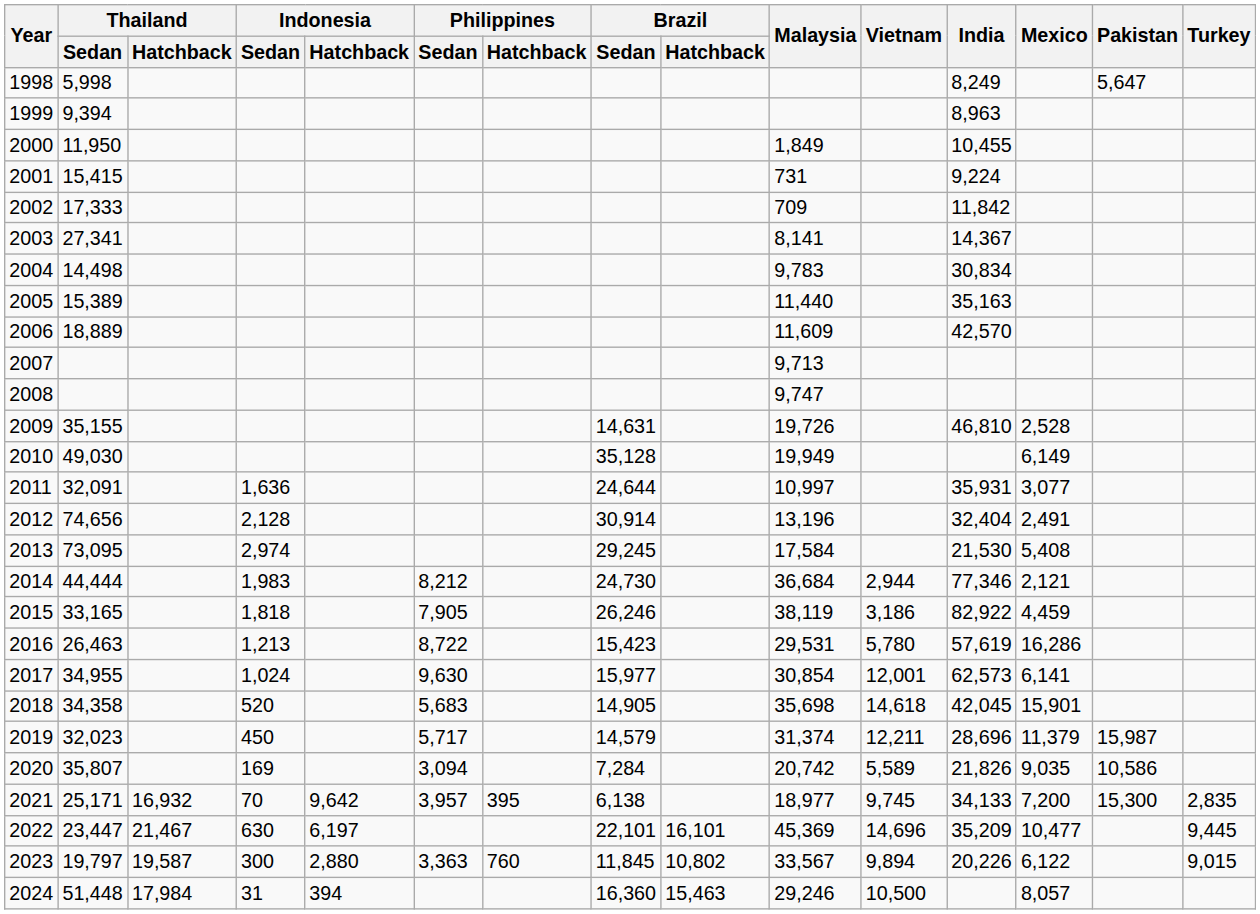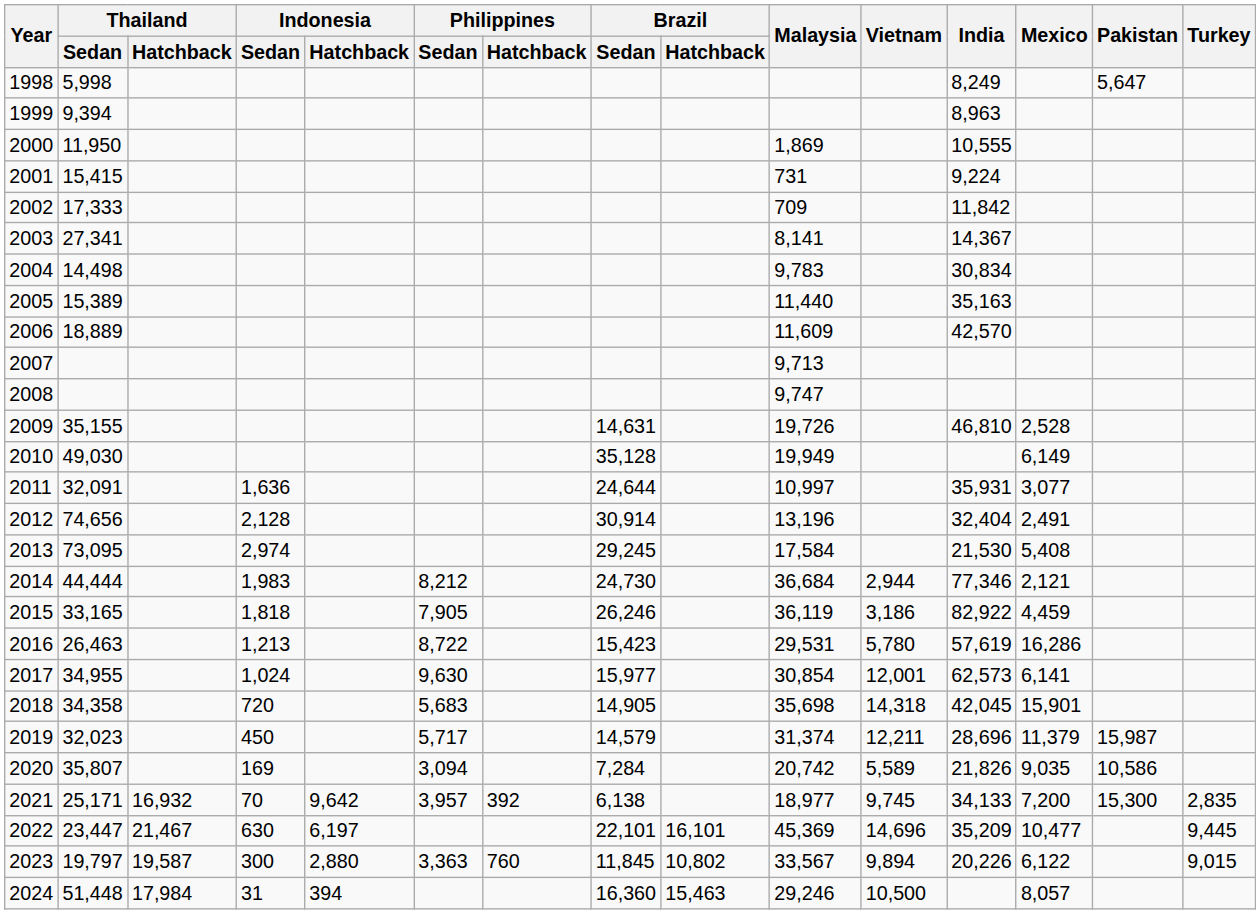(799, 145) 1,849 -> (799, 145) 1,869
(981, 145) 10,455 -> (981, 145) 10,555
(804, 613) 38,119 -> (804, 613) 36,119
(257, 706) 520 -> (257, 706) 720
(896, 706) 14,618 -> (896, 706) 14,318
(503, 800) 395 -> (503, 800) 392
